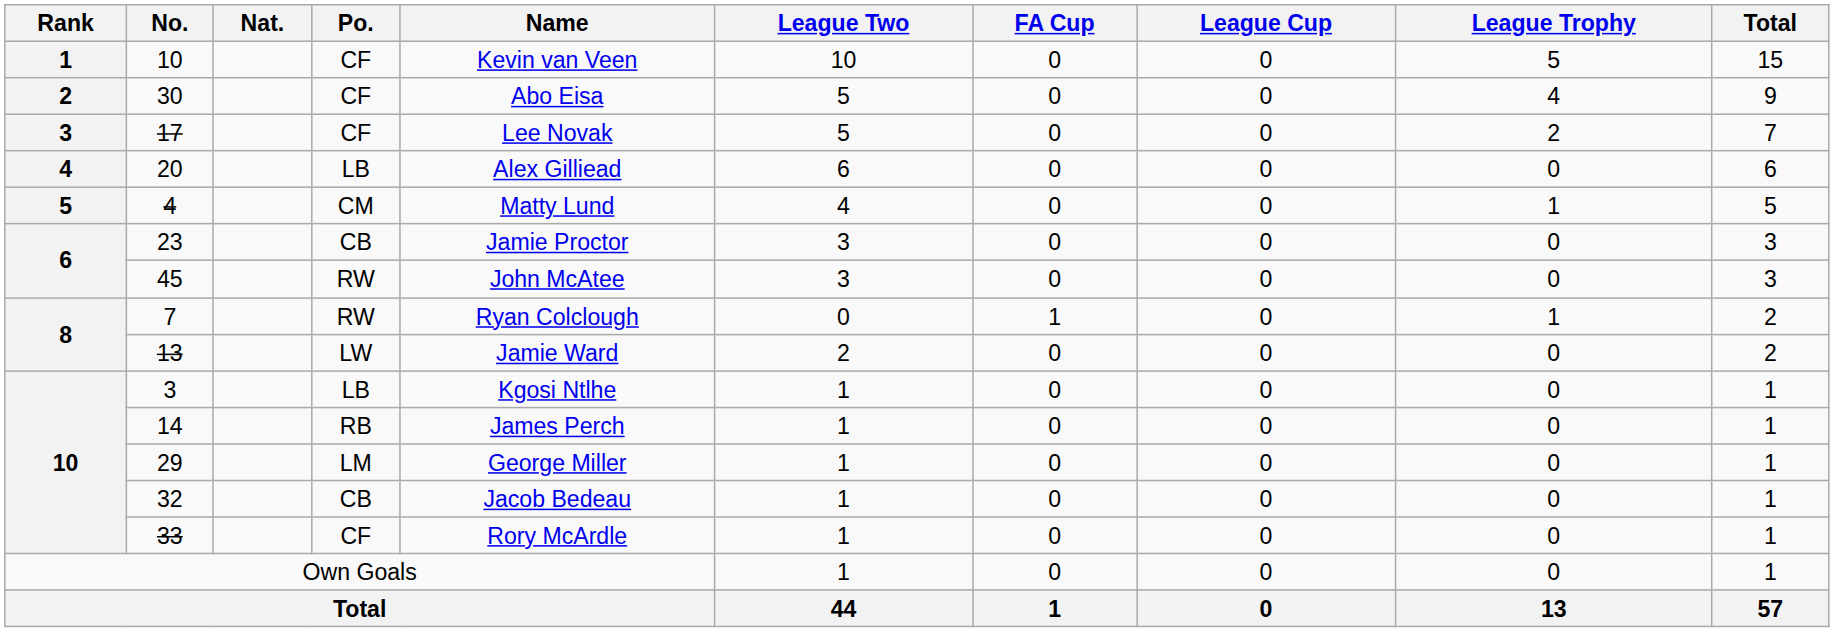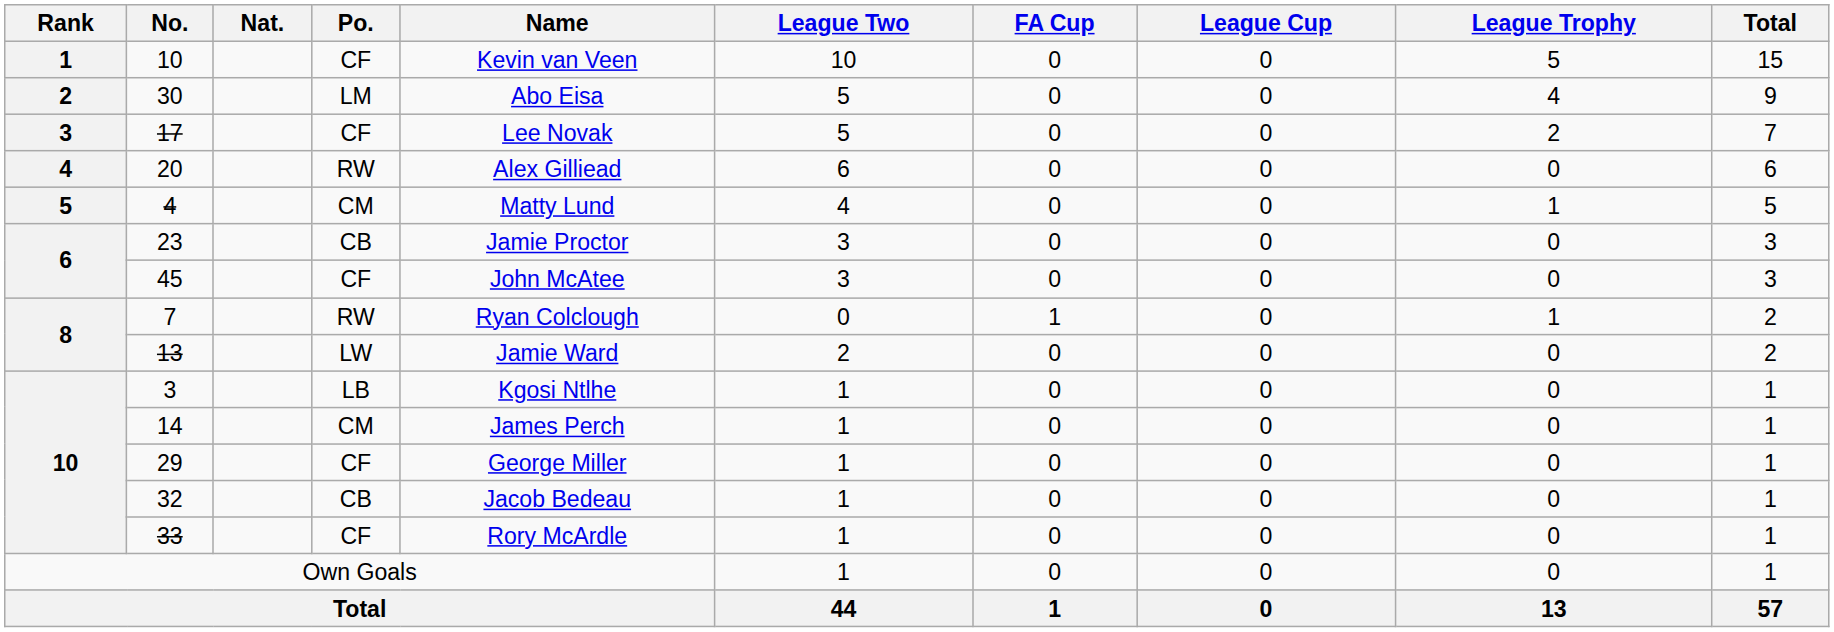(356, 96) CF -> (356, 96) LM
(356, 170) LB -> (356, 170) RW
(356, 279) RW -> (356, 279) CF
(356, 426) RB -> (356, 426) CM
(356, 462) LM -> (356, 462) CF
